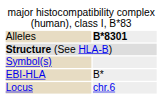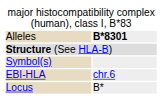(98, 75) B* -> (104, 75) chr.6
(104, 88) chr.6 -> (98, 88) B*
